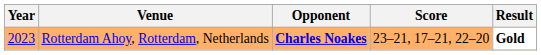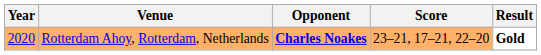(21, 38) 2023 -> (21, 38) 2020
